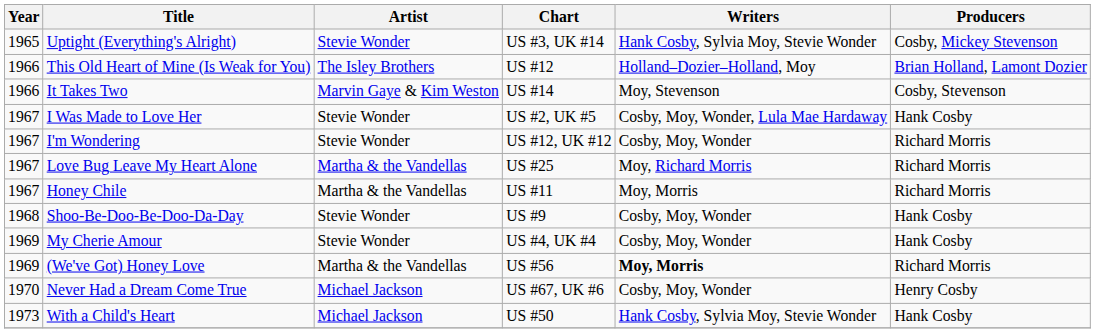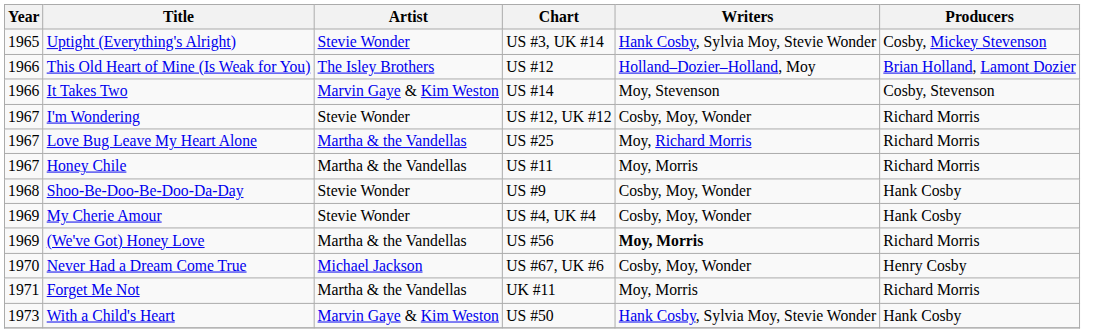- row: (124, 116)
+ row: (93, 290)
(370, 315) Michael Jackson -> (408, 315) Marvin Gaye & Kim Weston
